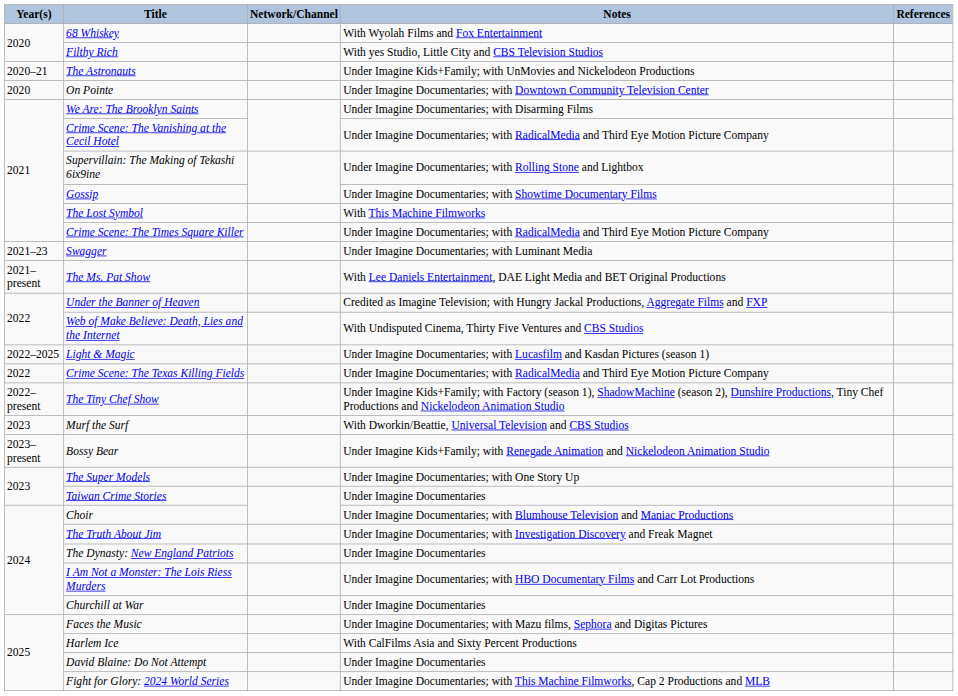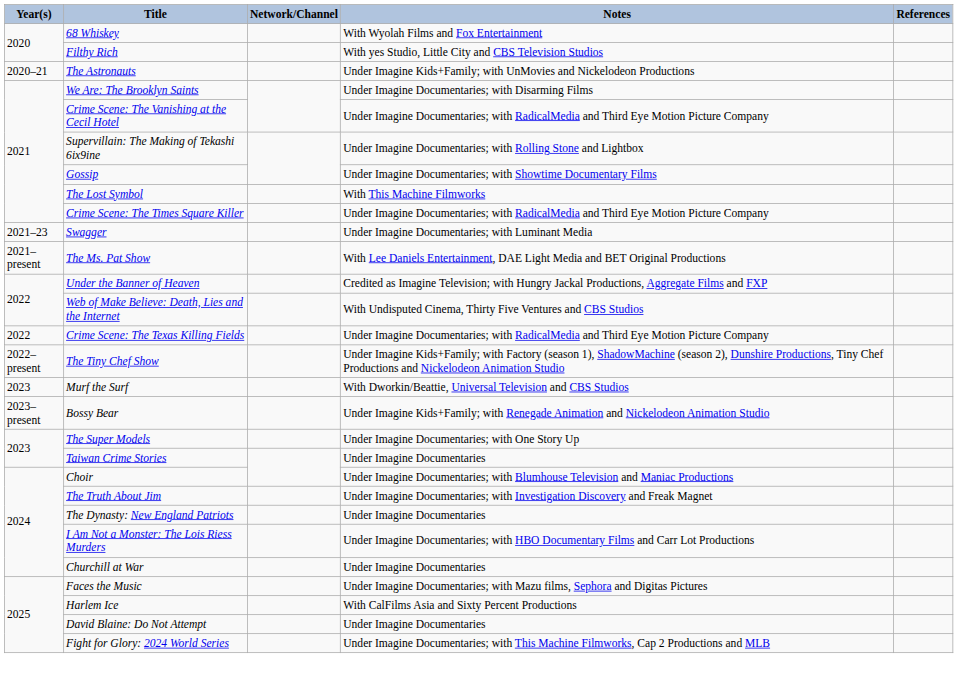- row: (90, 90)
- row: (100, 354)
